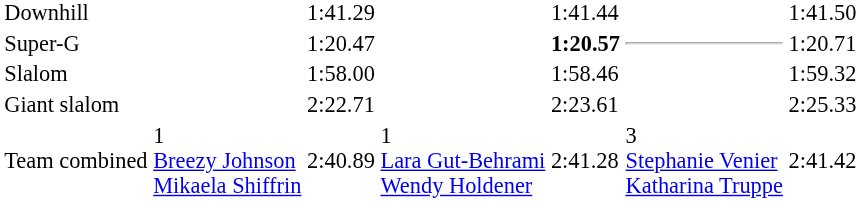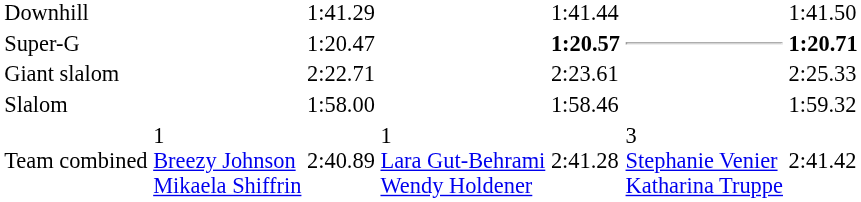(822, 43) normal -> (823, 43) bold
rows swapped: (62, 104) <-> (36, 74)
